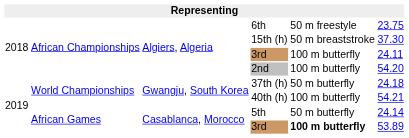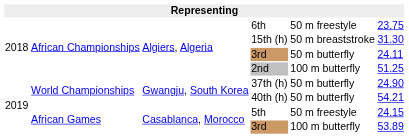(391, 40) 37.30 -> (391, 40) 31.30
(325, 54) 100 m butterfly -> (322, 54) 50 m butterfly
(391, 69) 54.20 -> (391, 69) 51.25
(391, 83) 24.18 -> (391, 83) 24.90
(325, 98) 100 m butterfly -> (322, 98) 50 m butterfly
(322, 112) 50 m butterfly -> (323, 112) 50 m freestyle
(391, 112) 24.14 -> (391, 112) 24.15
(328, 127) bold -> (325, 127) normal
